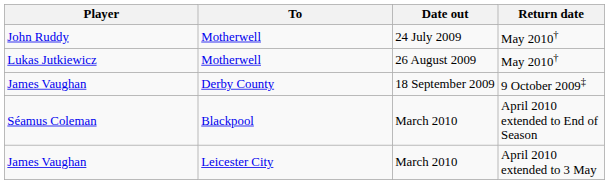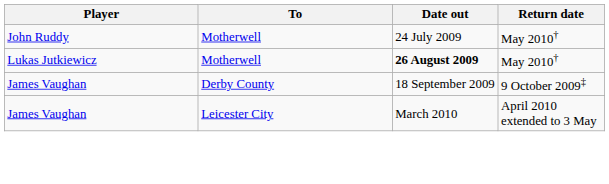(436, 60) normal -> (437, 60) bold
- row: (52, 120)
